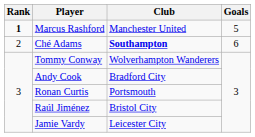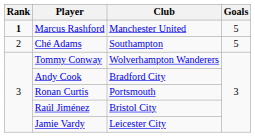(138, 44) bold -> (136, 44) normal
(236, 44) 6 -> (236, 44) 5
